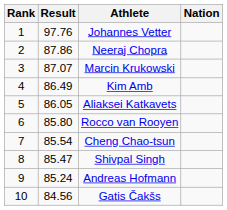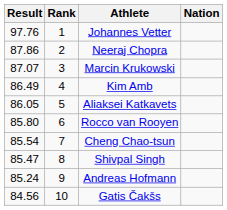columns swapped: (21, 13) <-> (58, 13)
